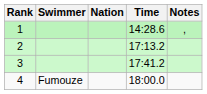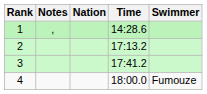columns swapped: (62, 13) <-> (184, 13)
